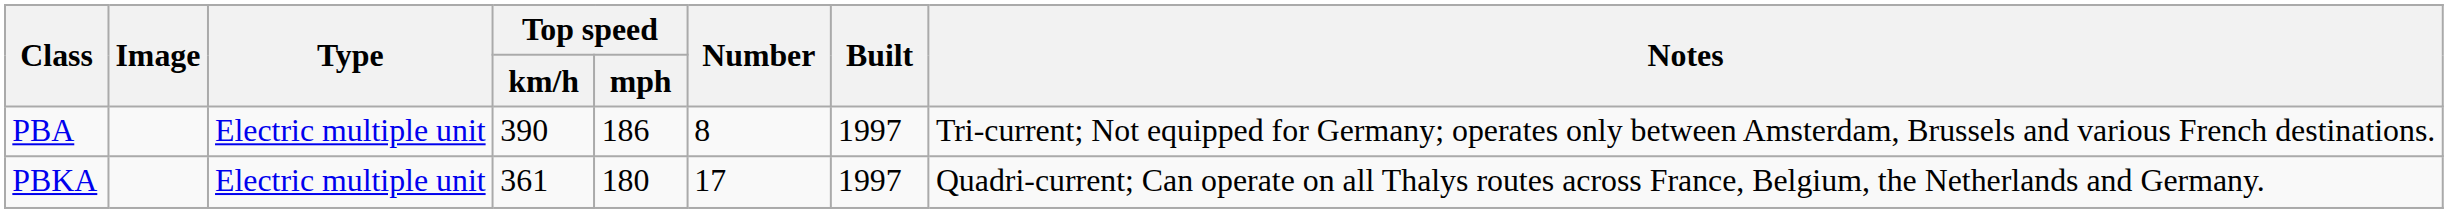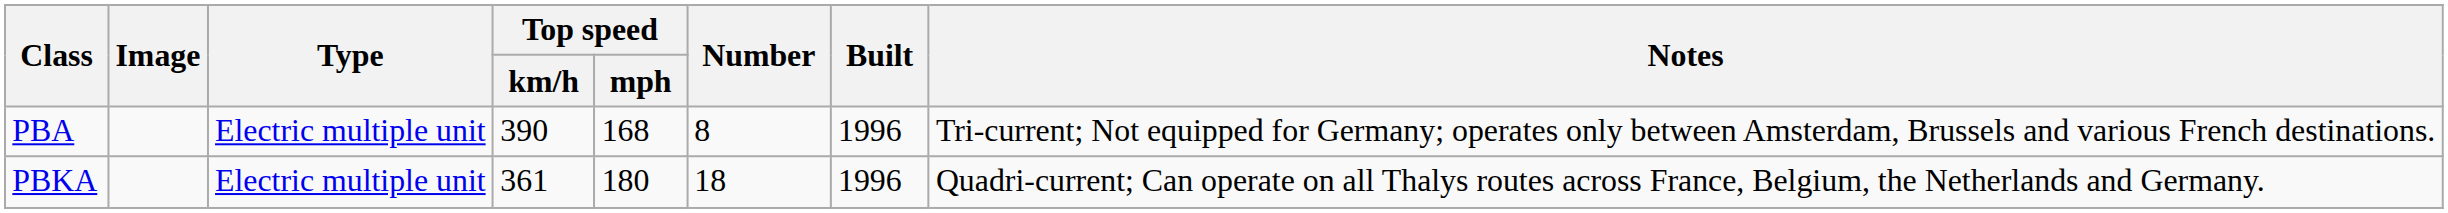(626, 130) 186 -> (626, 130) 168
(870, 130) 1997 -> (870, 130) 1996
(710, 181) 17 -> (710, 181) 18
(870, 181) 1997 -> (870, 181) 1996
